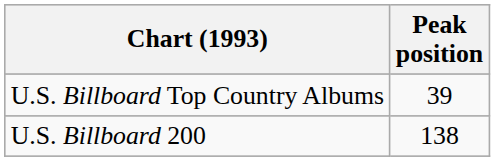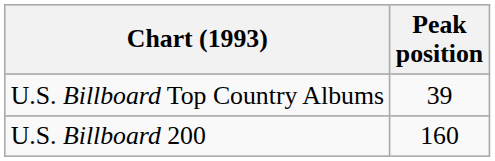(440, 135) 138 -> (440, 135) 160
